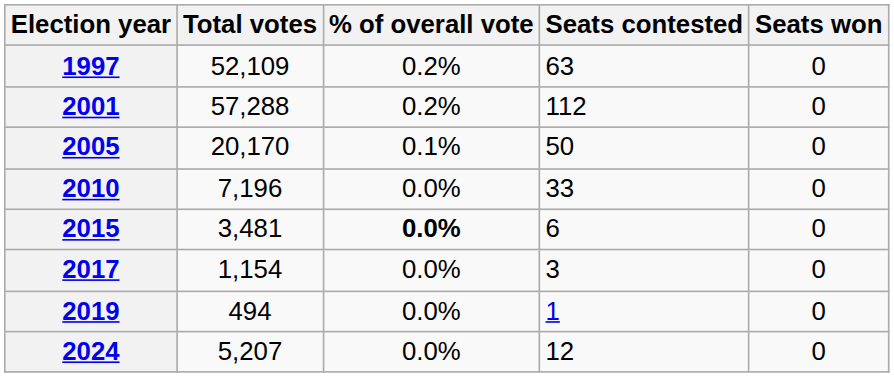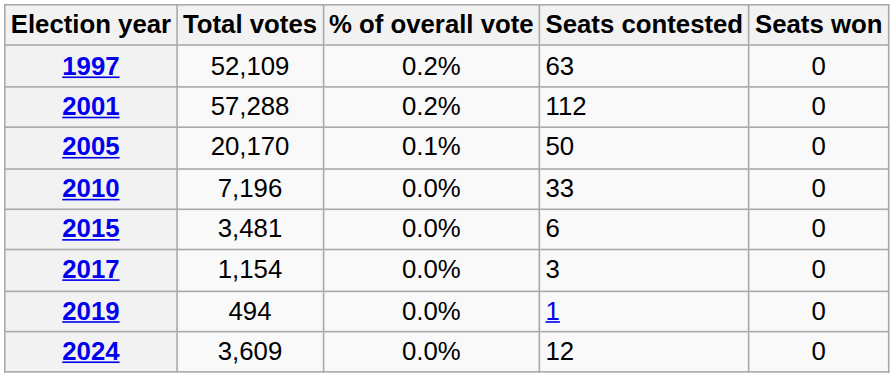(431, 229) bold -> (431, 229) normal
(250, 351) 5,207 -> (250, 351) 3,609
